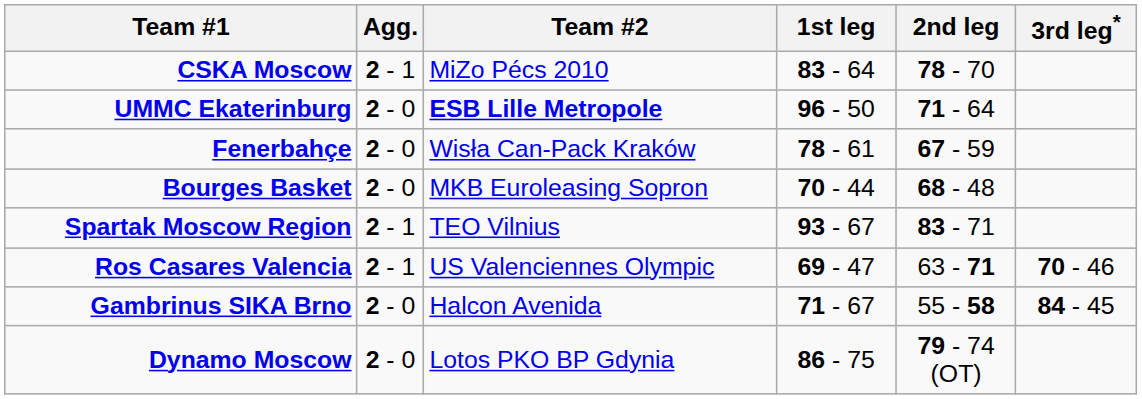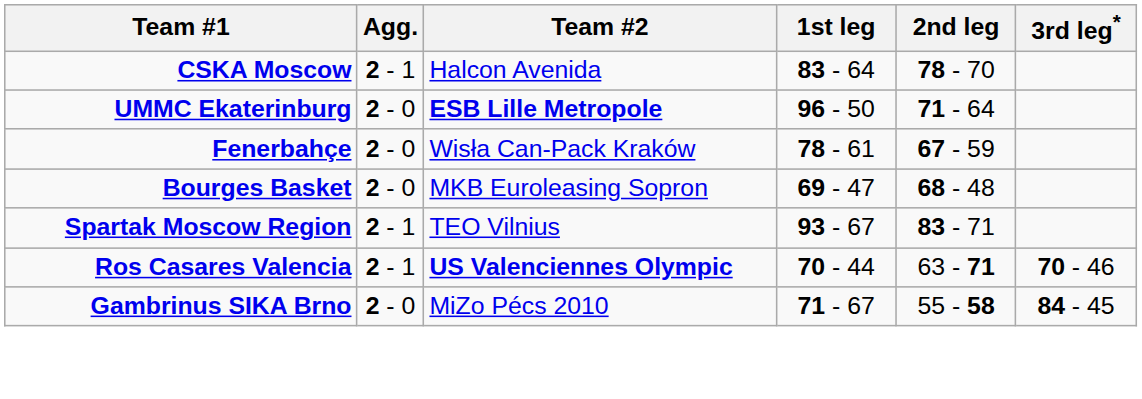(519, 70) MiZo Pécs 2010 -> (515, 70) Halcon Avenida
(836, 188) 70 - 44 -> (836, 188) 69 - 47
(572, 266) normal -> (581, 266) bold
(836, 266) 69 - 47 -> (836, 266) 70 - 44
(515, 306) Halcon Avenida -> (519, 306) MiZo Pécs 2010
- row: (250, 359)
